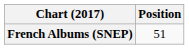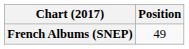(160, 34) 51 -> (160, 34) 49
